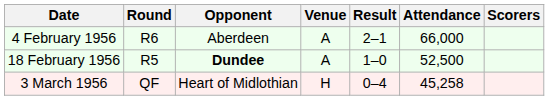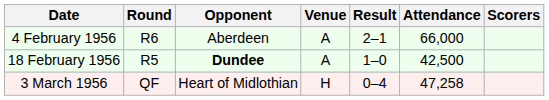(442, 60) 52,500 -> (442, 60) 42,500
(442, 83) 45,258 -> (442, 83) 47,258
